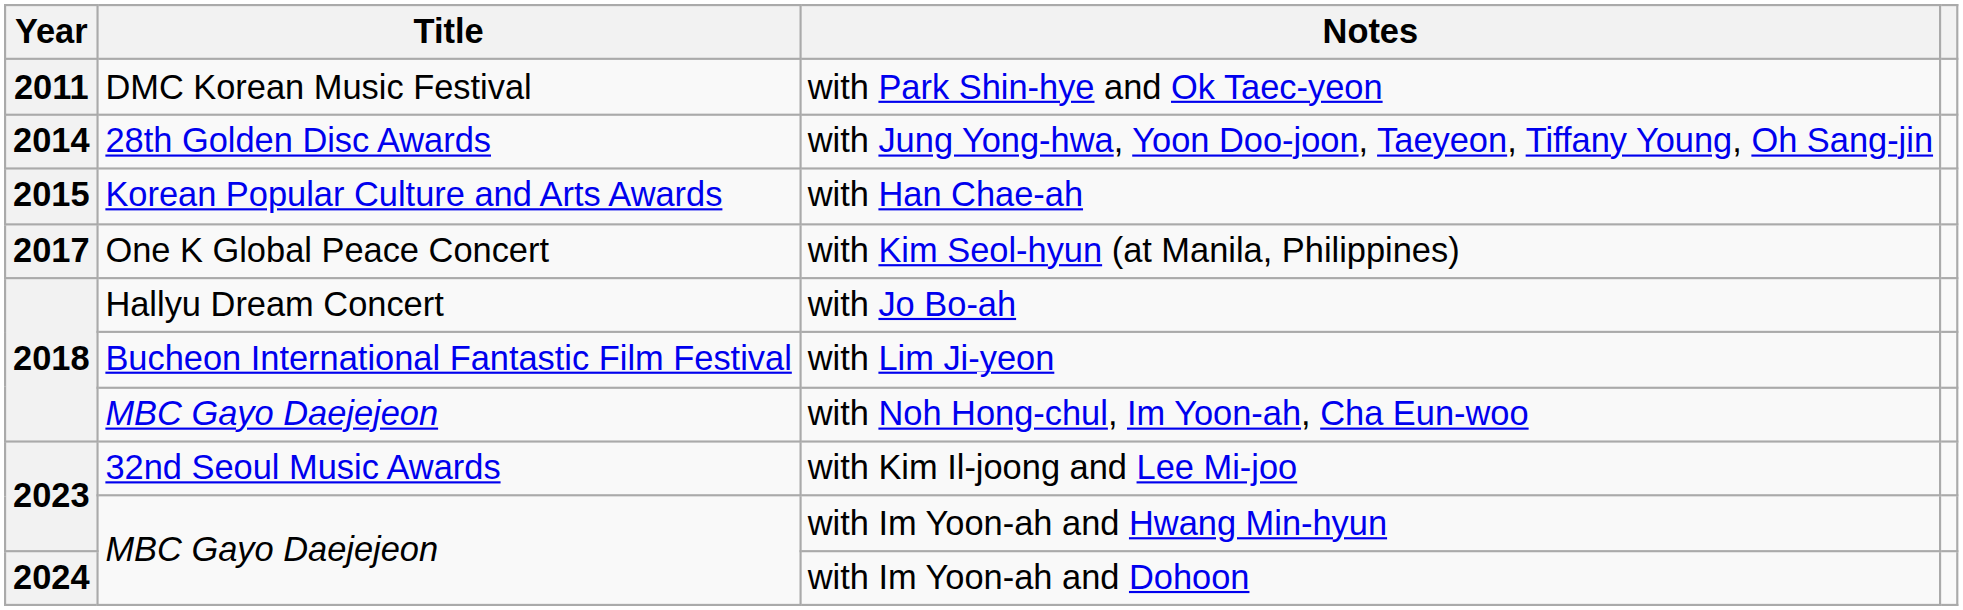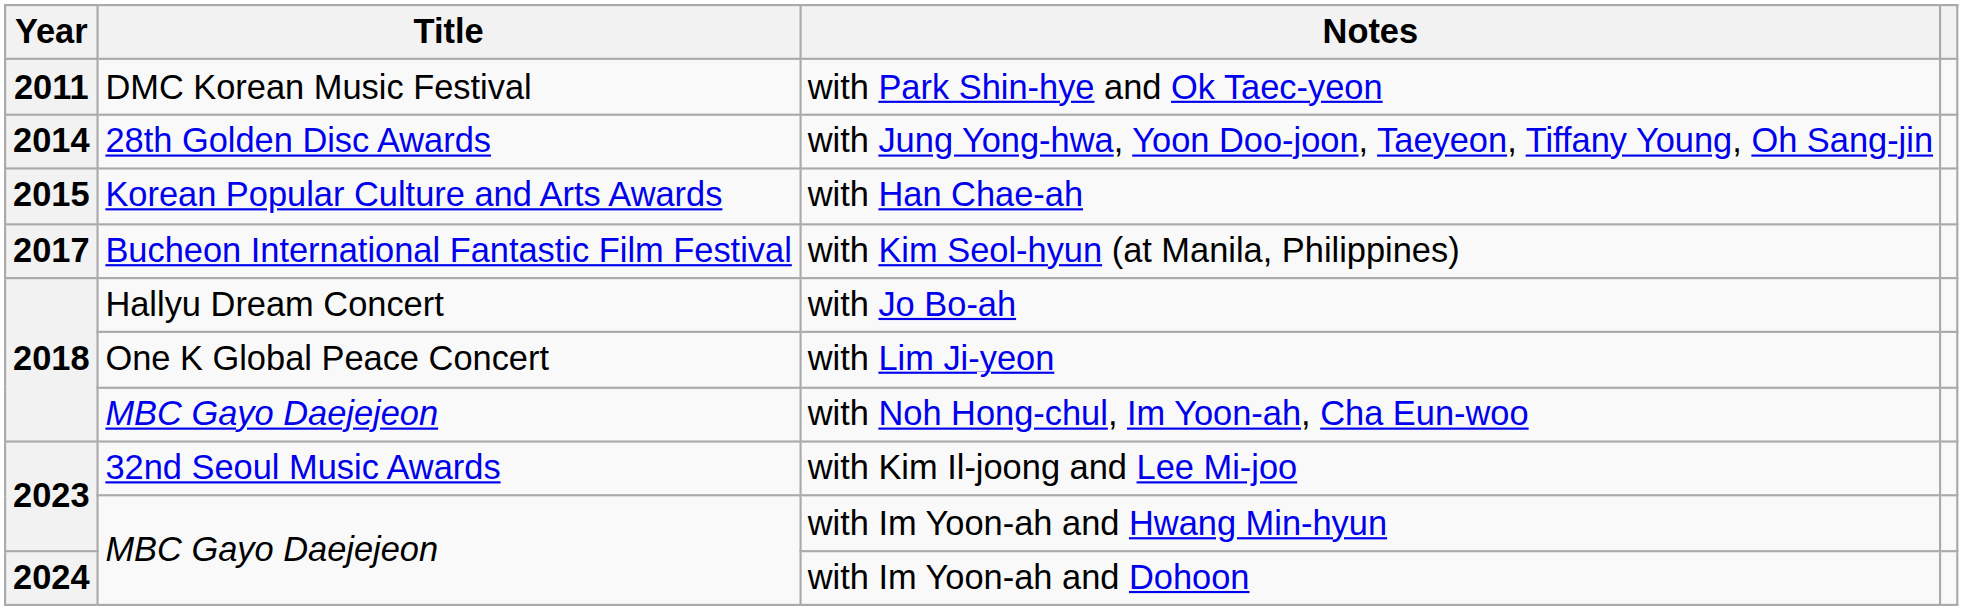(327, 250) One K Global Peace Concert -> (449, 250) Bucheon International Fantastic Film Festival
(449, 359) Bucheon International Fantastic Film Festival -> (327, 359) One K Global Peace Concert
